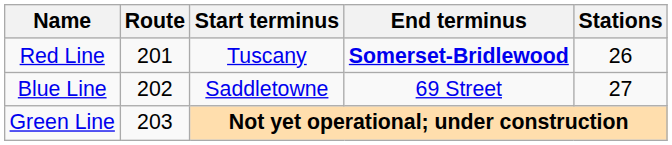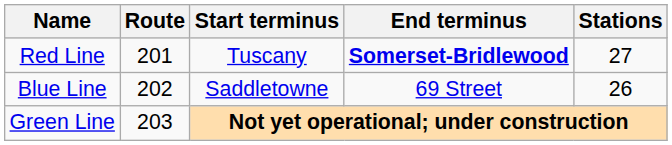(621, 55) 26 -> (621, 55) 27
(621, 88) 27 -> (621, 88) 26
